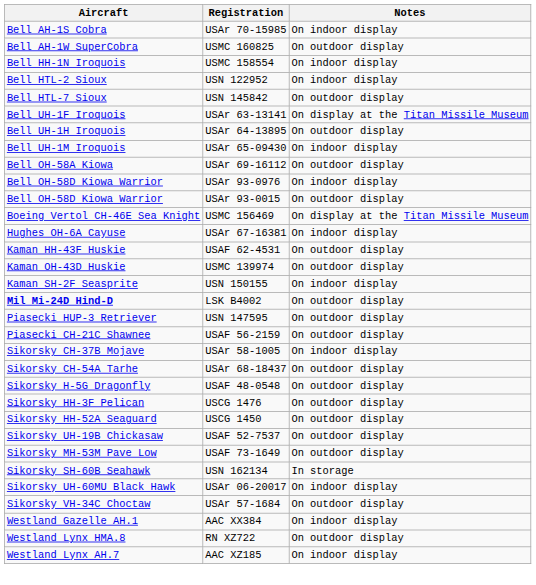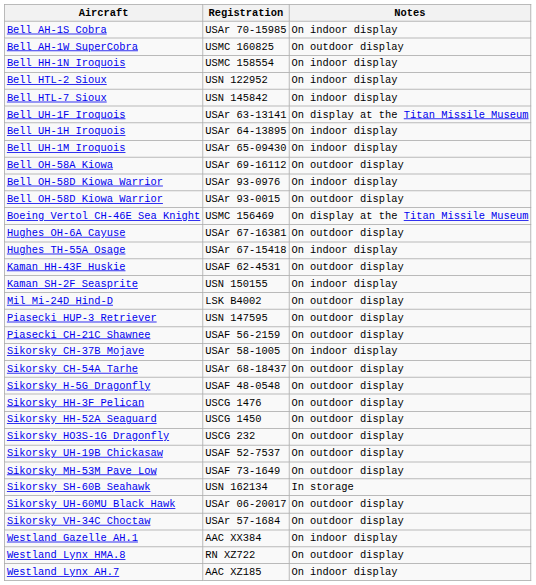(348, 98) On outdoor display -> (344, 98) On indoor display
(348, 132) On outdoor display -> (344, 132) On indoor display
(344, 233) On indoor display -> (348, 233) On outdoor display
+ row: (246, 250)
- row: (240, 267)
(60, 301) bold -> (60, 301) normal
+ row: (230, 437)
(344, 487) On indoor display -> (348, 504) On outdoor display
